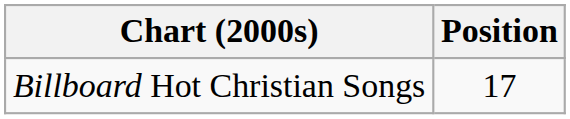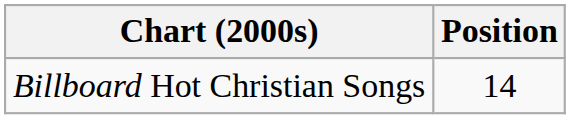(499, 85) 17 -> (499, 85) 14
